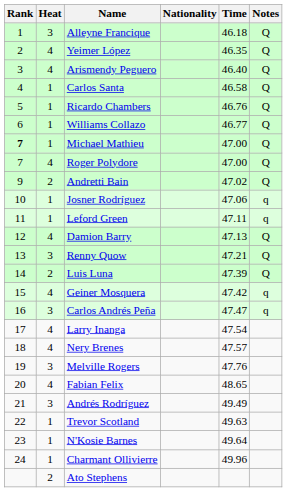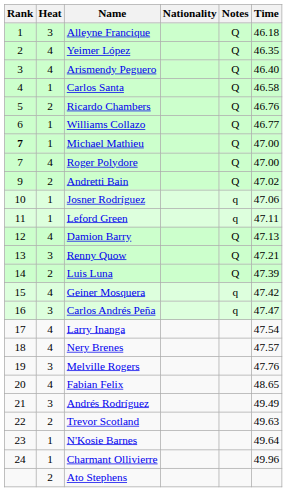columns swapped: (234, 13) <-> (266, 13)
(50, 106) 1 -> (50, 106) 2
(50, 421) 1 -> (50, 421) 2
